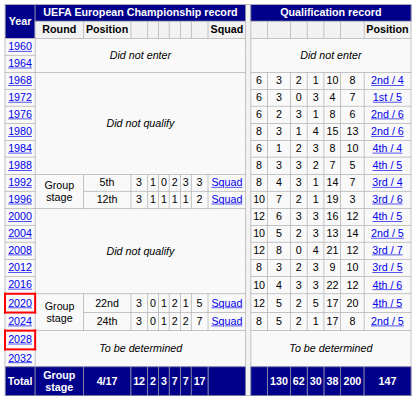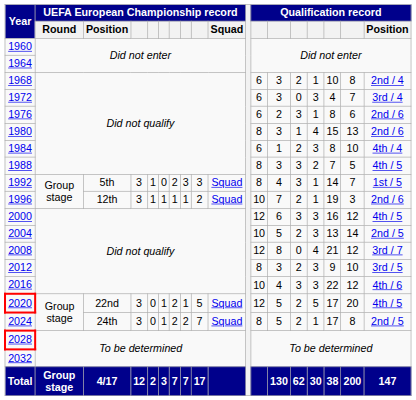(387, 98) 1st / 5 -> (387, 98) 3rd / 4
(387, 183) 3rd / 4 -> (387, 183) 1st / 5
(387, 200) 3rd / 6 -> (387, 200) 2nd / 6
